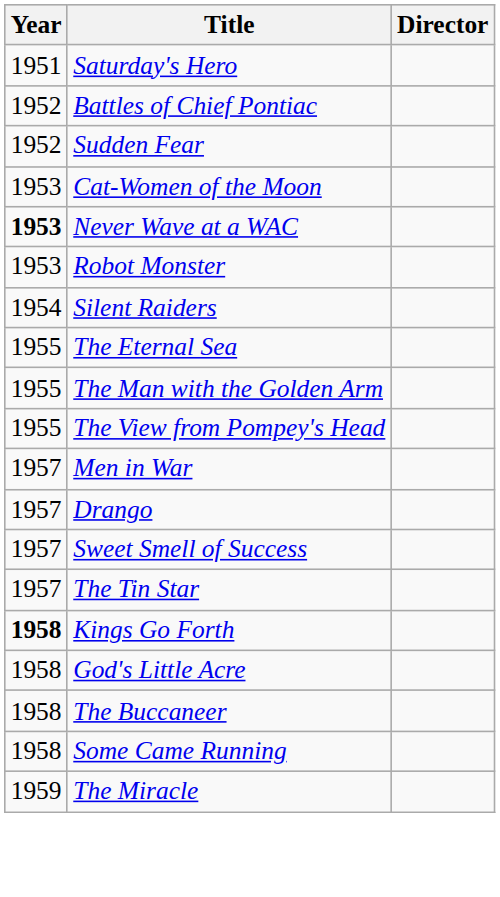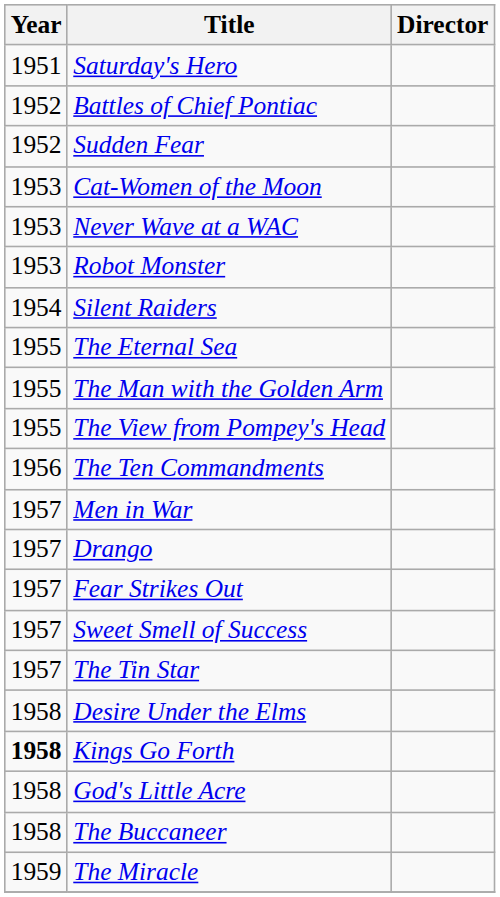(36, 226) bold -> (36, 226) normal
+ row: (199, 468)
+ row: (158, 589)
+ row: (190, 710)
- row: (180, 750)
